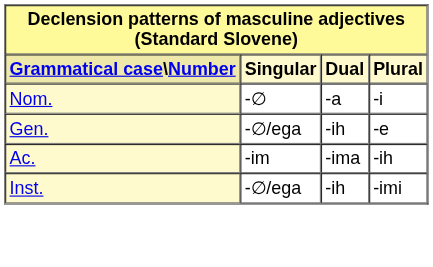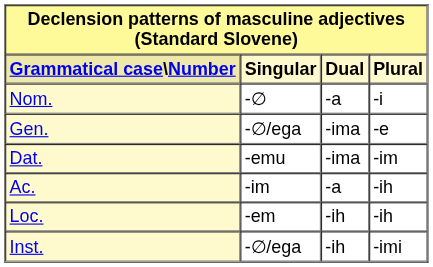(335, 128) -ih -> (343, 128) -ima
+ row: (26, 158)
(343, 158) -ima -> (333, 187) -a
+ row: (27, 216)
